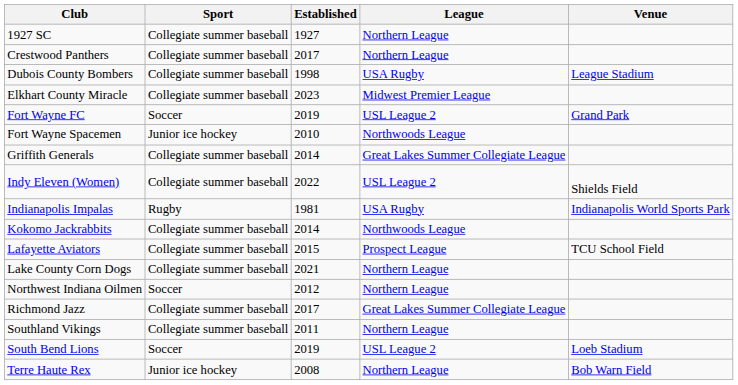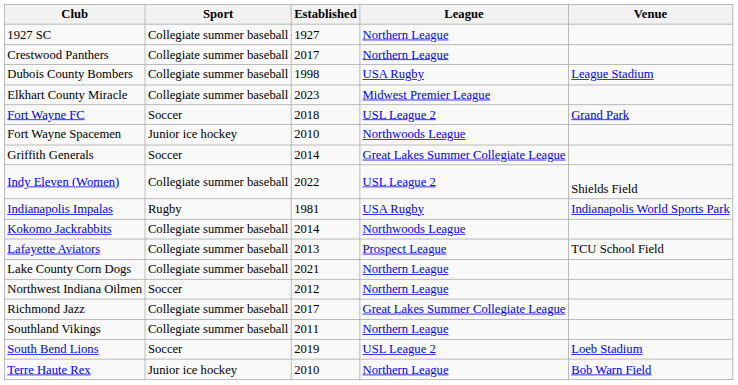(307, 114) 2019 -> (307, 114) 2018
(218, 154) Collegiate summer baseball -> (165, 154) Soccer
(307, 249) 2015 -> (307, 249) 2013
(307, 369) 2008 -> (307, 369) 2010
